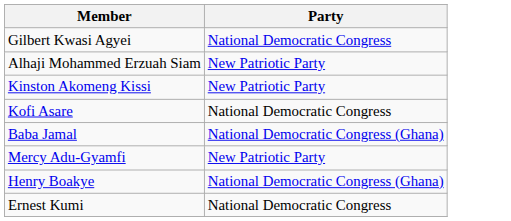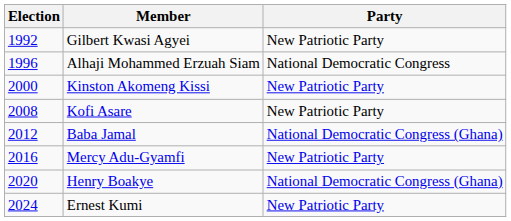+ column: (34, 16)
(299, 39) National Democratic Congress -> (325, 39) New Patriotic Party
(266, 63) New Patriotic Party -> (358, 63) National Democratic Congress
(299, 110) National Democratic Congress -> (325, 110) New Patriotic Party
(299, 205) National Democratic Congress -> (325, 205) New Patriotic Party
